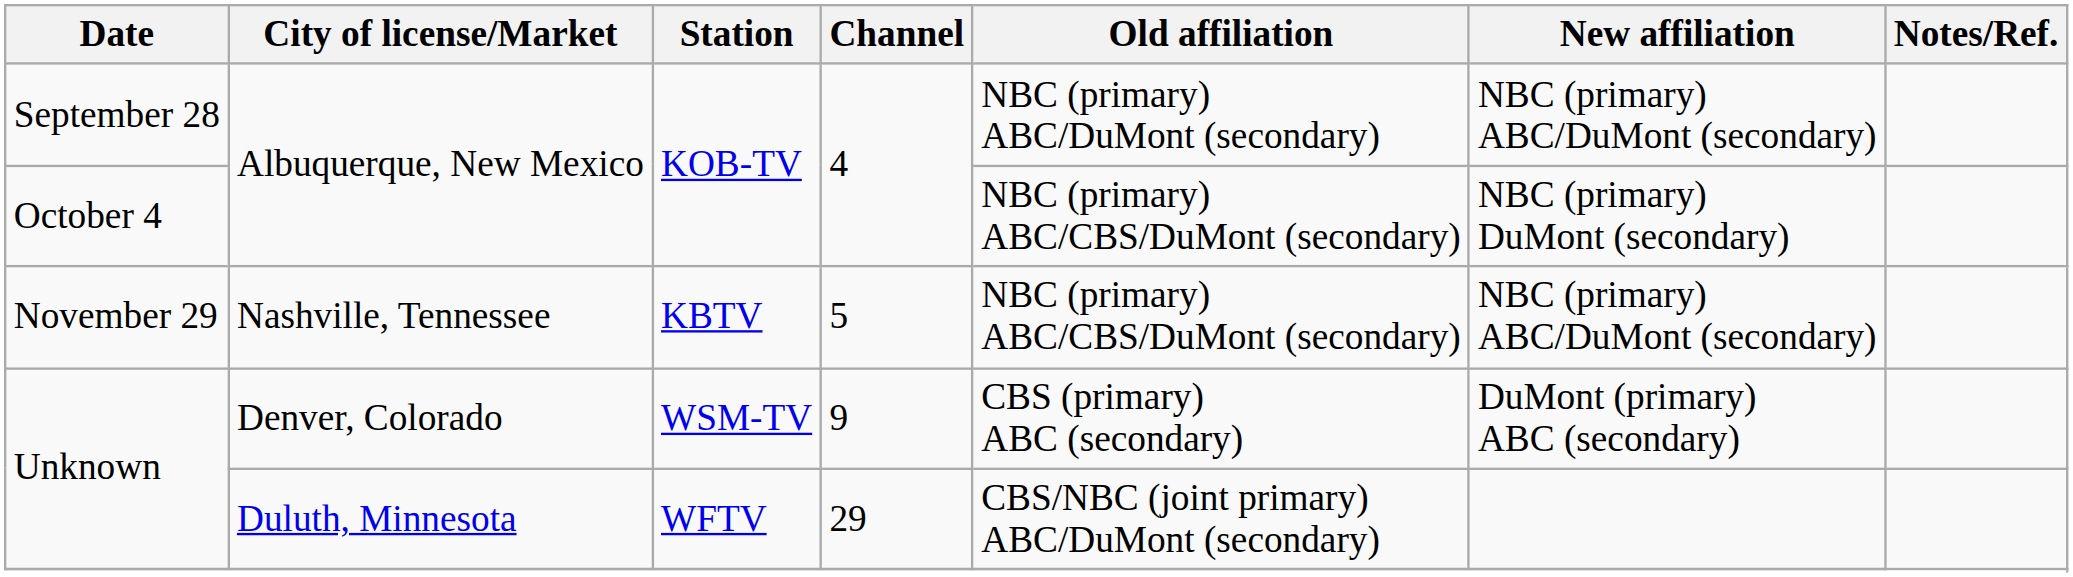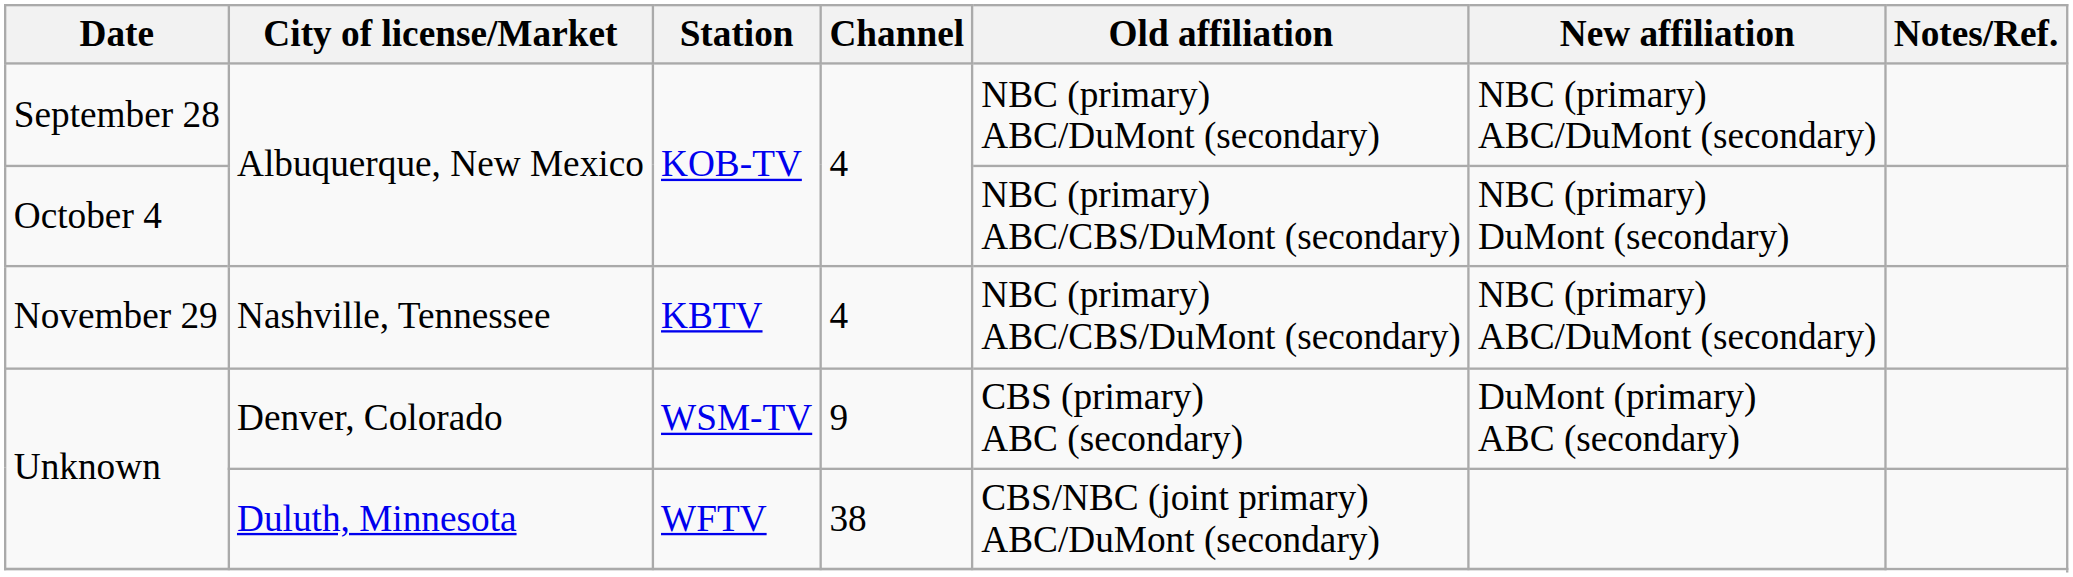(839, 316) 5 -> (839, 316) 4
(848, 518) 29 -> (848, 518) 38
